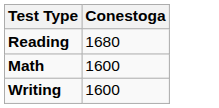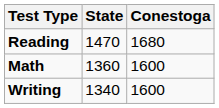+ column: (104, 16)
